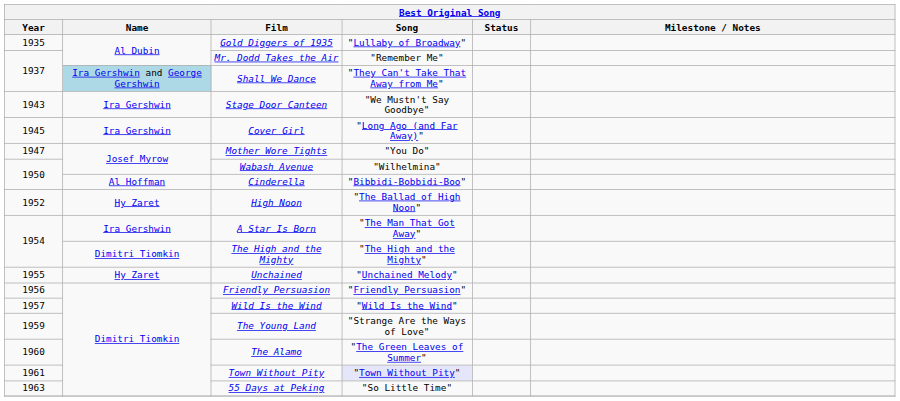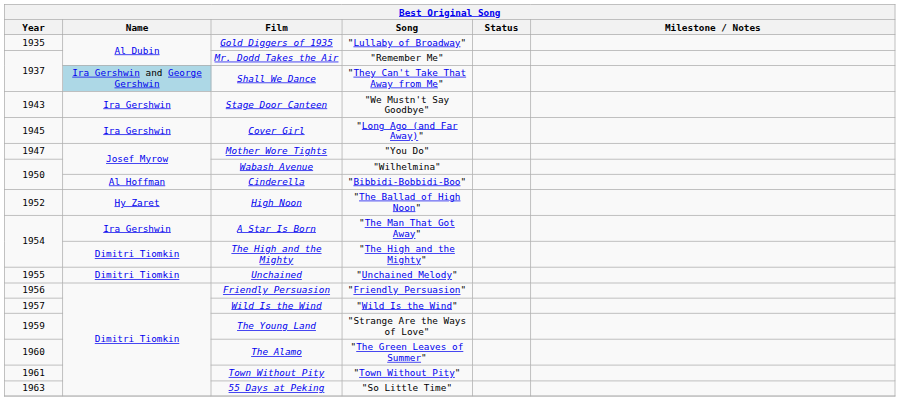(137, 275) Hy Zaret -> (137, 275) Dimitri Tiomkin
(407, 373) lavender background -> (407, 373) no background
